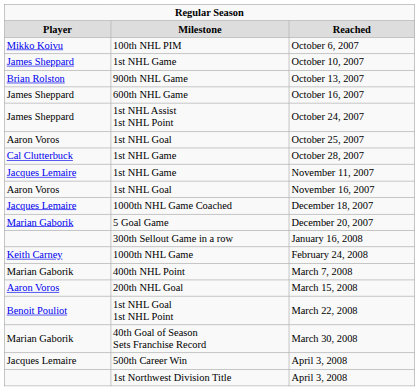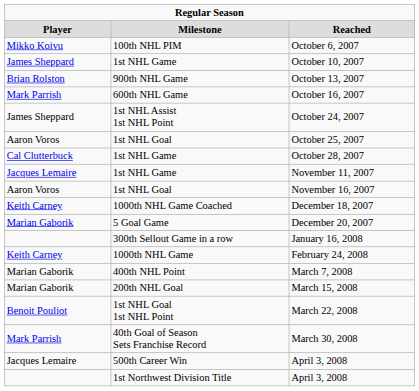(40, 95) James Sheppard -> (34, 95) Mark Parrish
(42, 205) Jacques Lemaire -> (35, 205) Keith Carney
(33, 288) Aaron Voros -> (40, 288) Marian Gaborik
(40, 338) Marian Gaborik -> (34, 338) Mark Parrish
